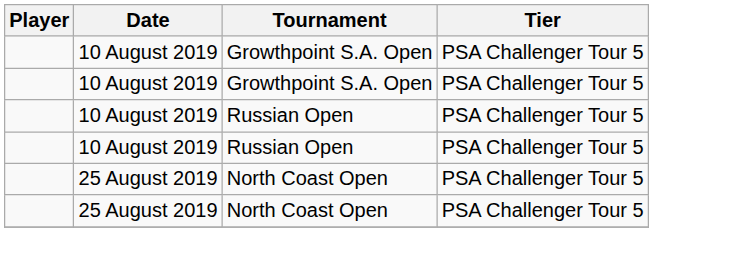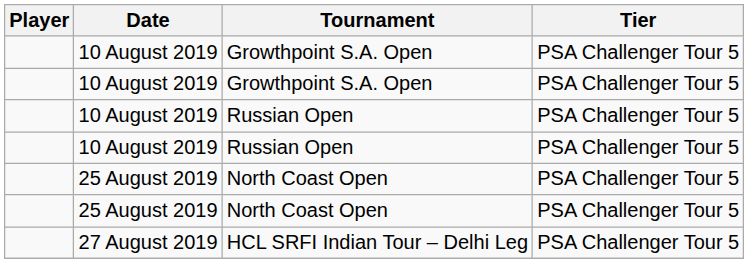+ row: (148, 242)
